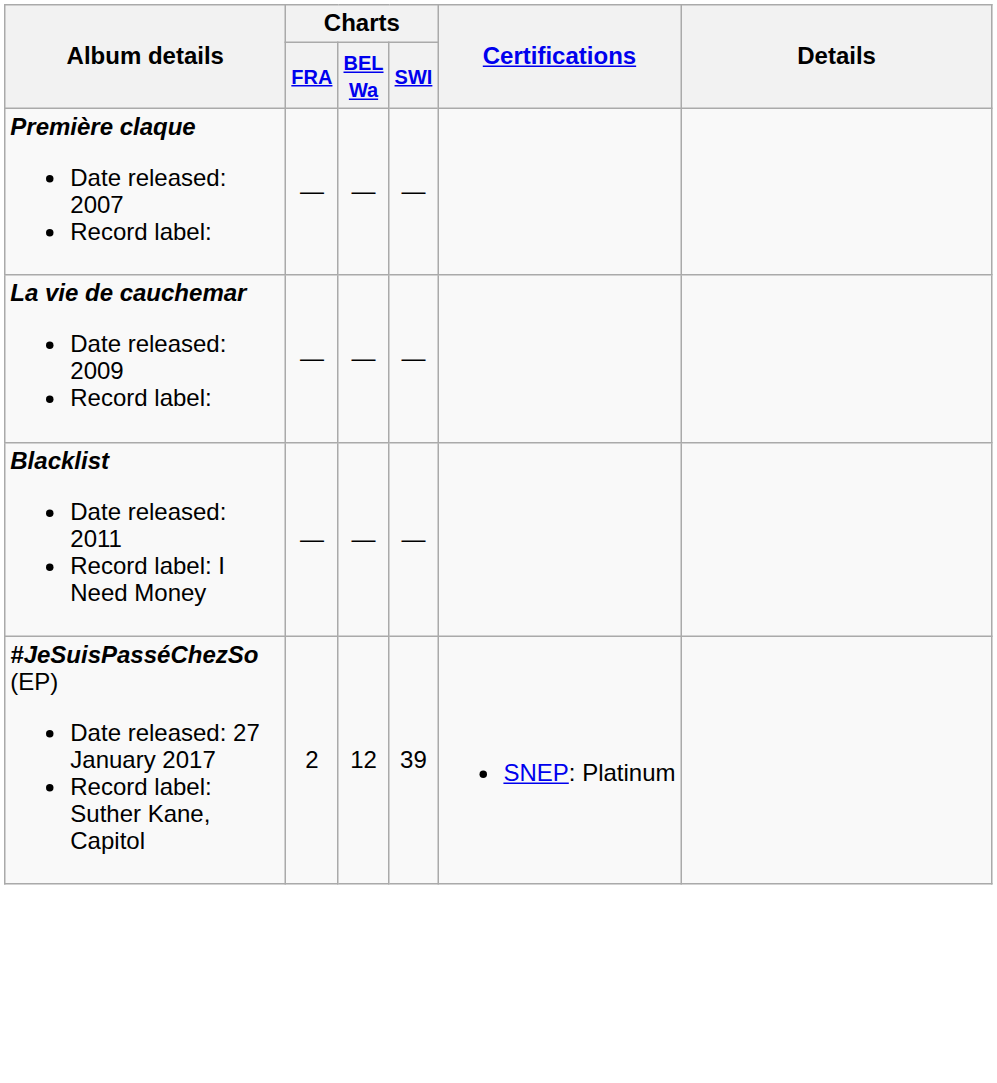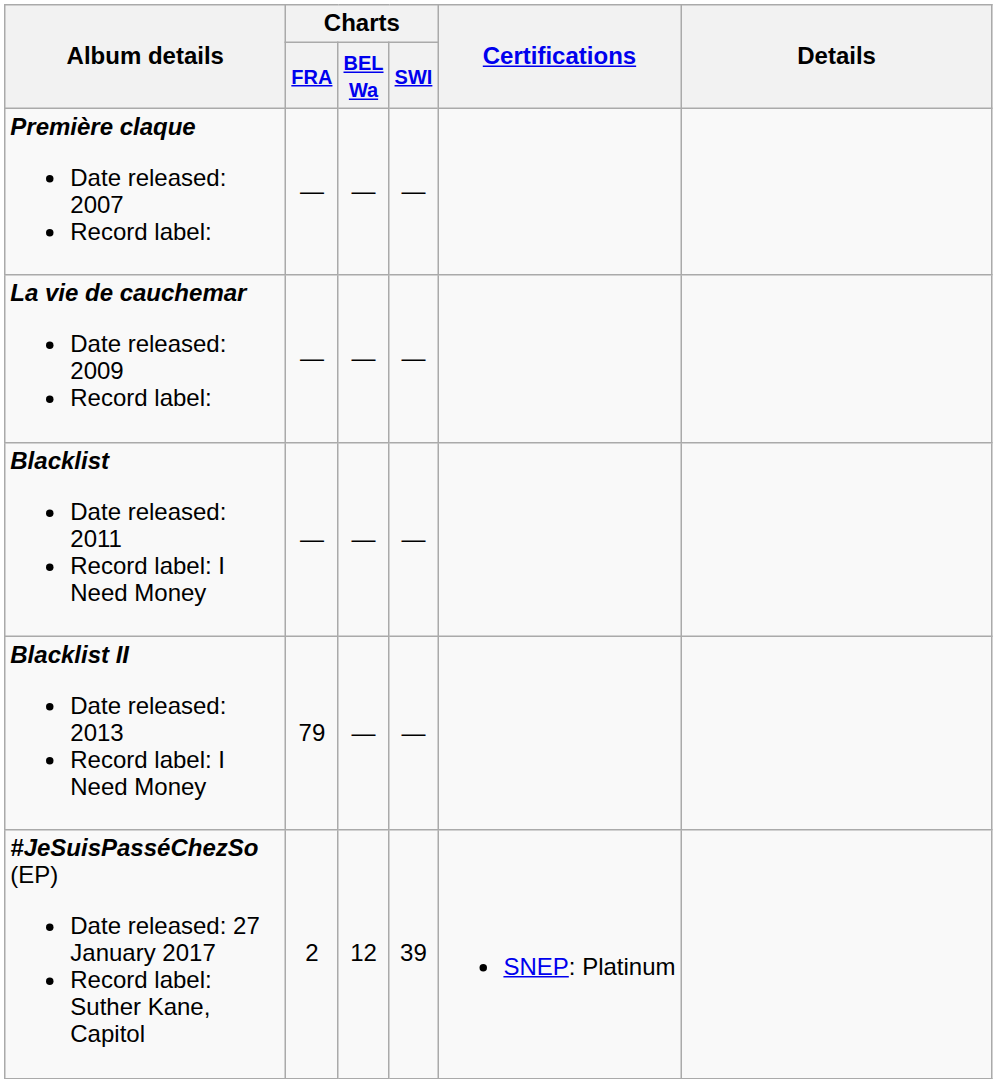+ row: (145, 721)
